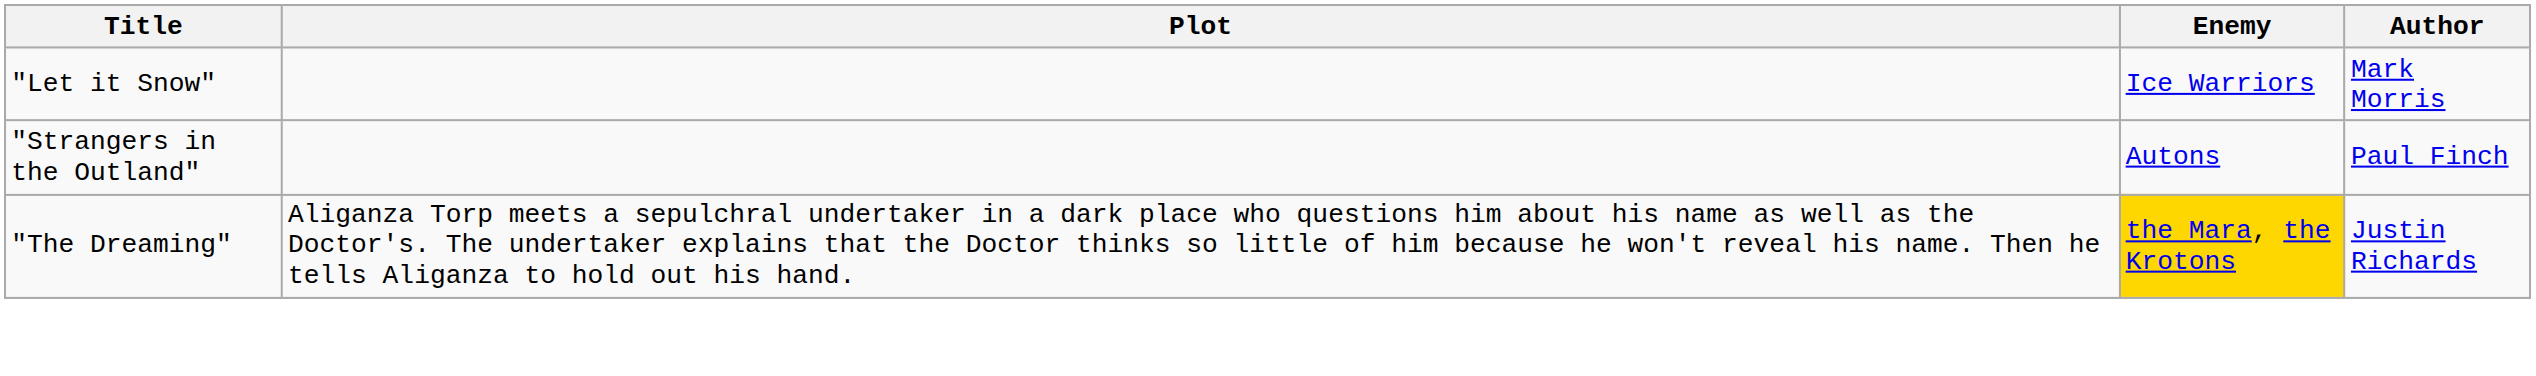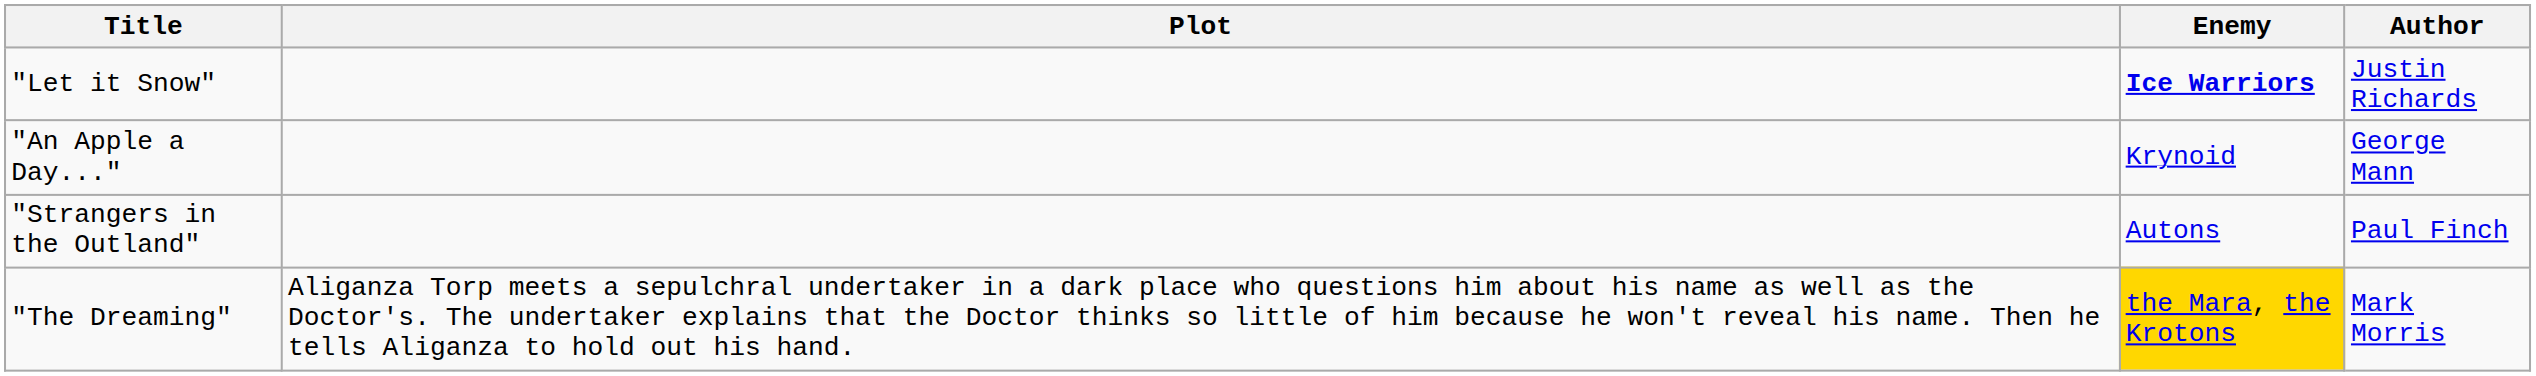(2220, 84) normal -> (2220, 84) bold
(2398, 84) Mark Morris -> (2414, 84) Justin Richards
+ row: (98, 157)
(2414, 246) Justin Richards -> (2398, 319) Mark Morris
